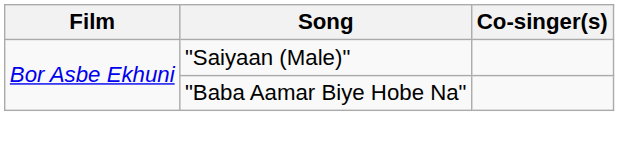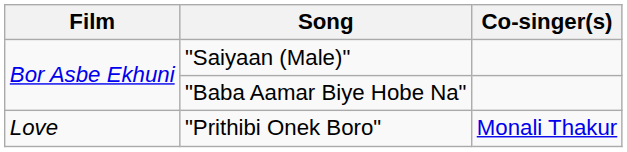+ row: (283, 127)
